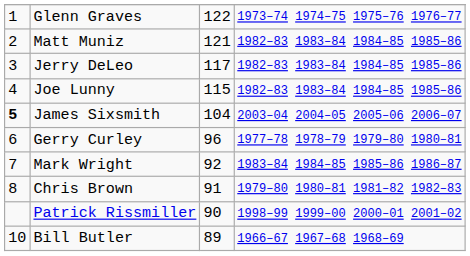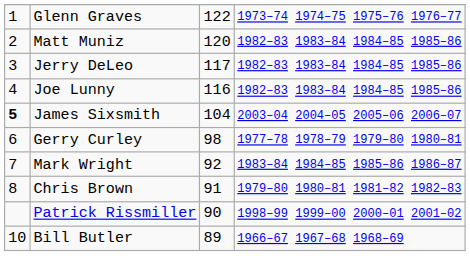(217, 41) 121 -> (217, 41) 120
(217, 91) 115 -> (217, 91) 116
(213, 140) 96 -> (213, 140) 98
